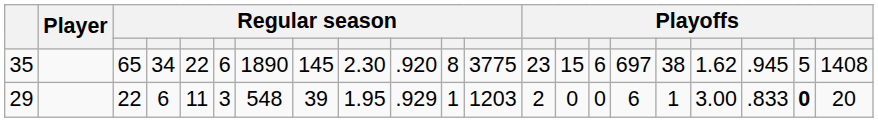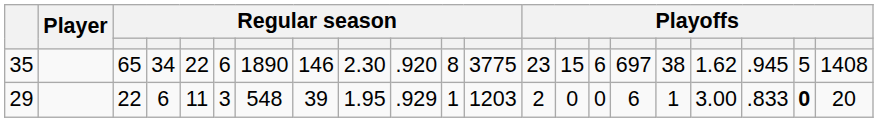(316, 65) 145 -> (316, 65) 146
